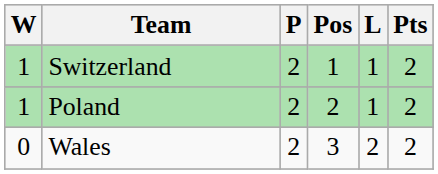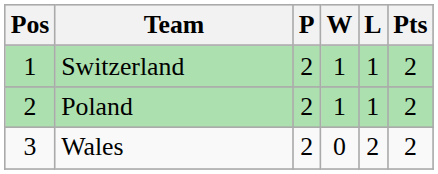columns swapped: (333, 24) <-> (24, 24)
